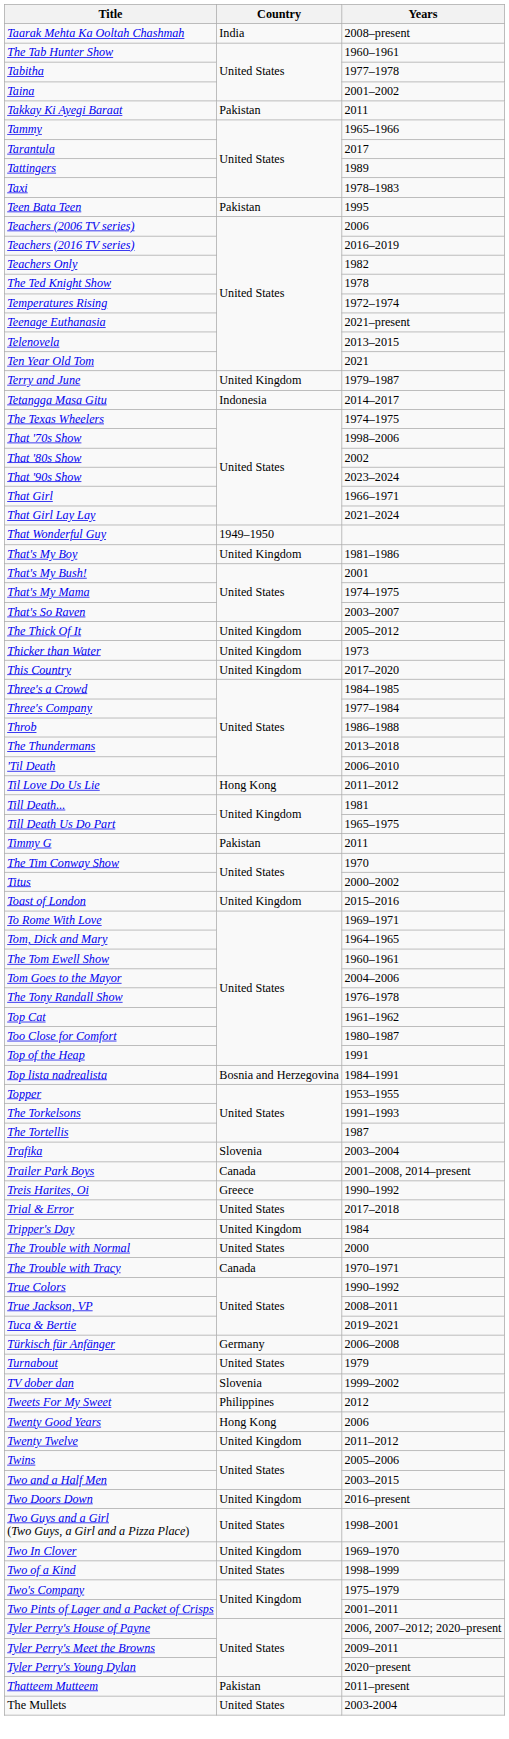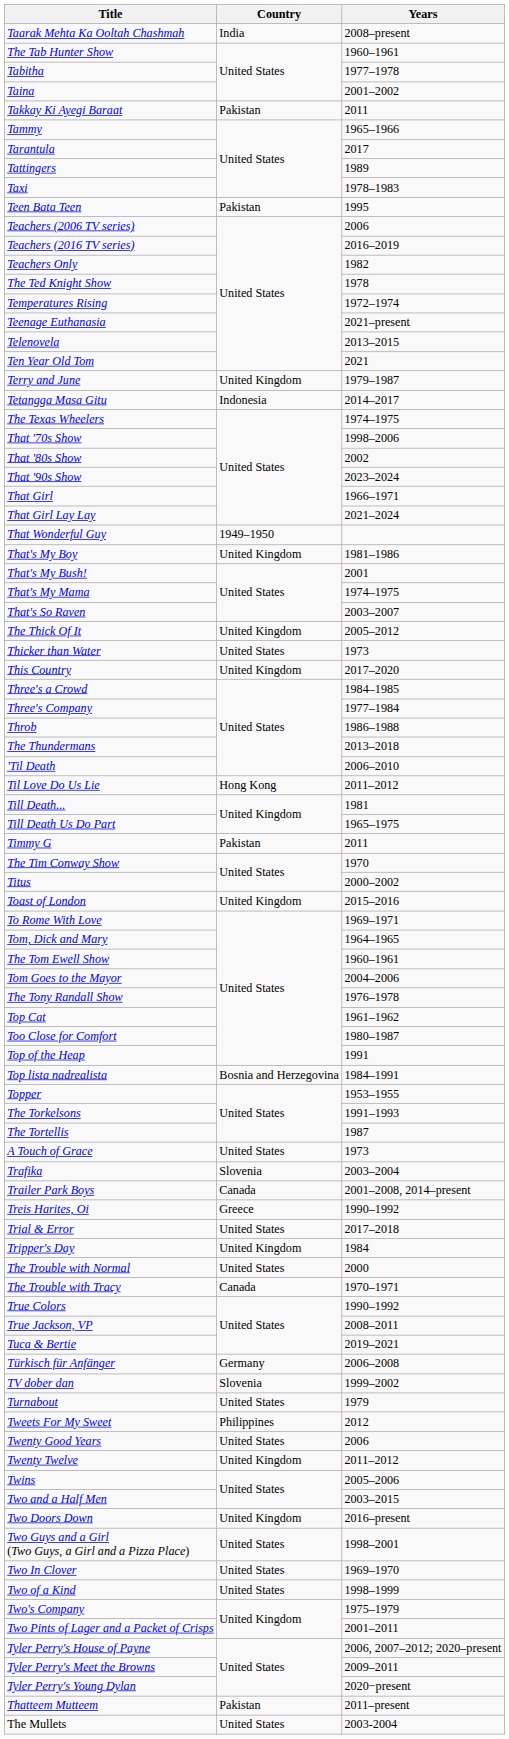(260, 650) United Kingdom -> (252, 650) United States
+ row: (50, 1151)
rows swapped: (33, 1364) <-> (41, 1383)
(248, 1421) Hong Kong -> (252, 1441) United States
(260, 1551) United Kingdom -> (252, 1570) United States
